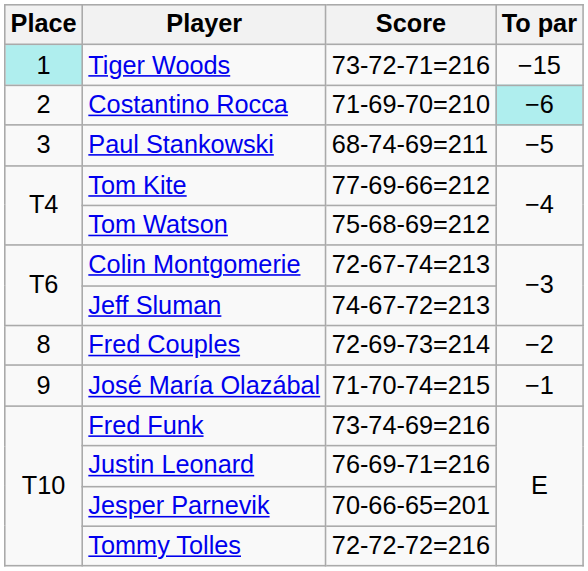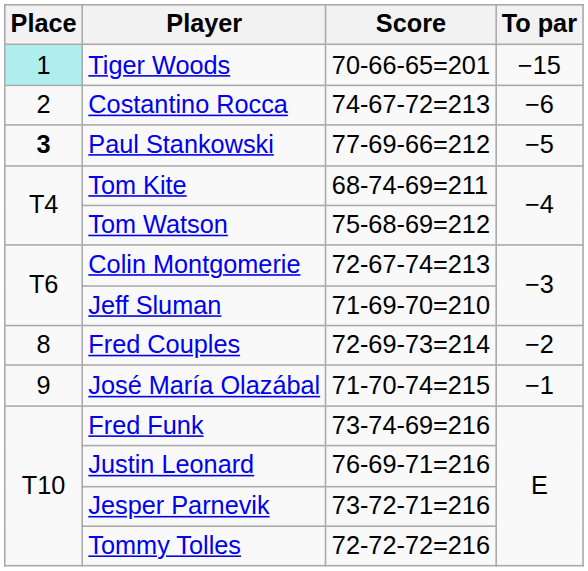(411, 64) 73-72-71=216 -> (411, 64) 70-66-65=201
(411, 104) 71-69-70=210 -> (411, 104) 74-67-72=213
(539, 104) paleturquoise background -> (539, 104) no background
(44, 144) normal -> (44, 144) bold
(410, 144) 68-74-69=211 -> (411, 144) 77-69-66=212
(411, 184) 77-69-66=212 -> (410, 184) 68-74-69=211
(411, 305) 74-67-72=213 -> (411, 305) 71-69-70=210
(411, 505) 70-66-65=201 -> (411, 505) 73-72-71=216
